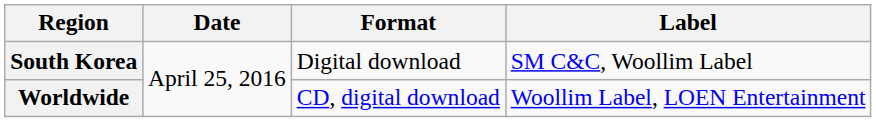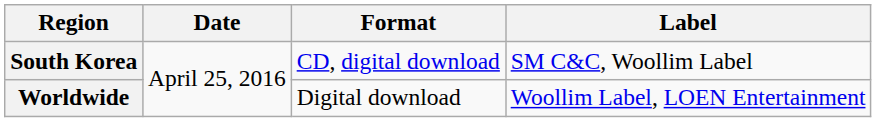(379, 60) Digital download -> (398, 60) CD, digital download
(398, 97) CD, digital download -> (379, 97) Digital download
